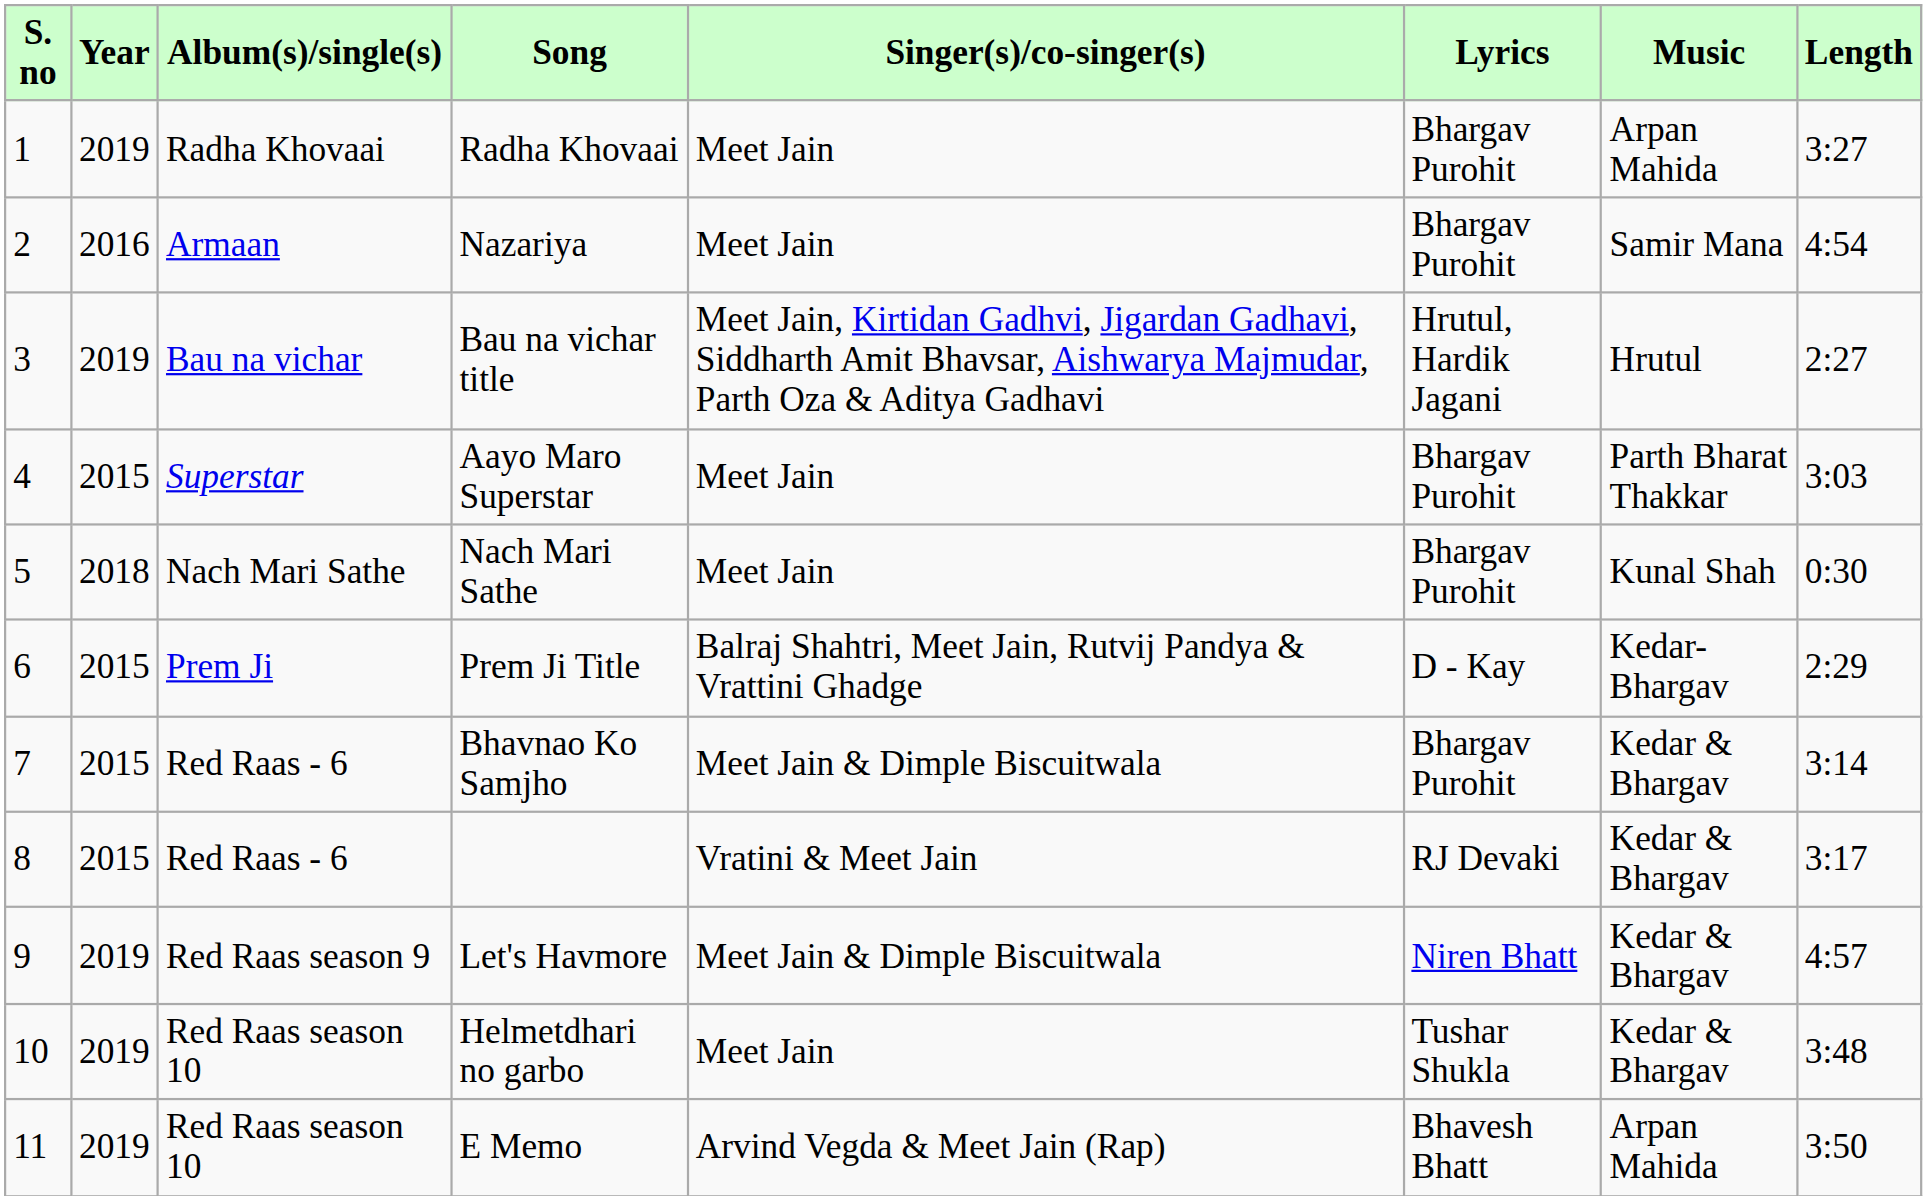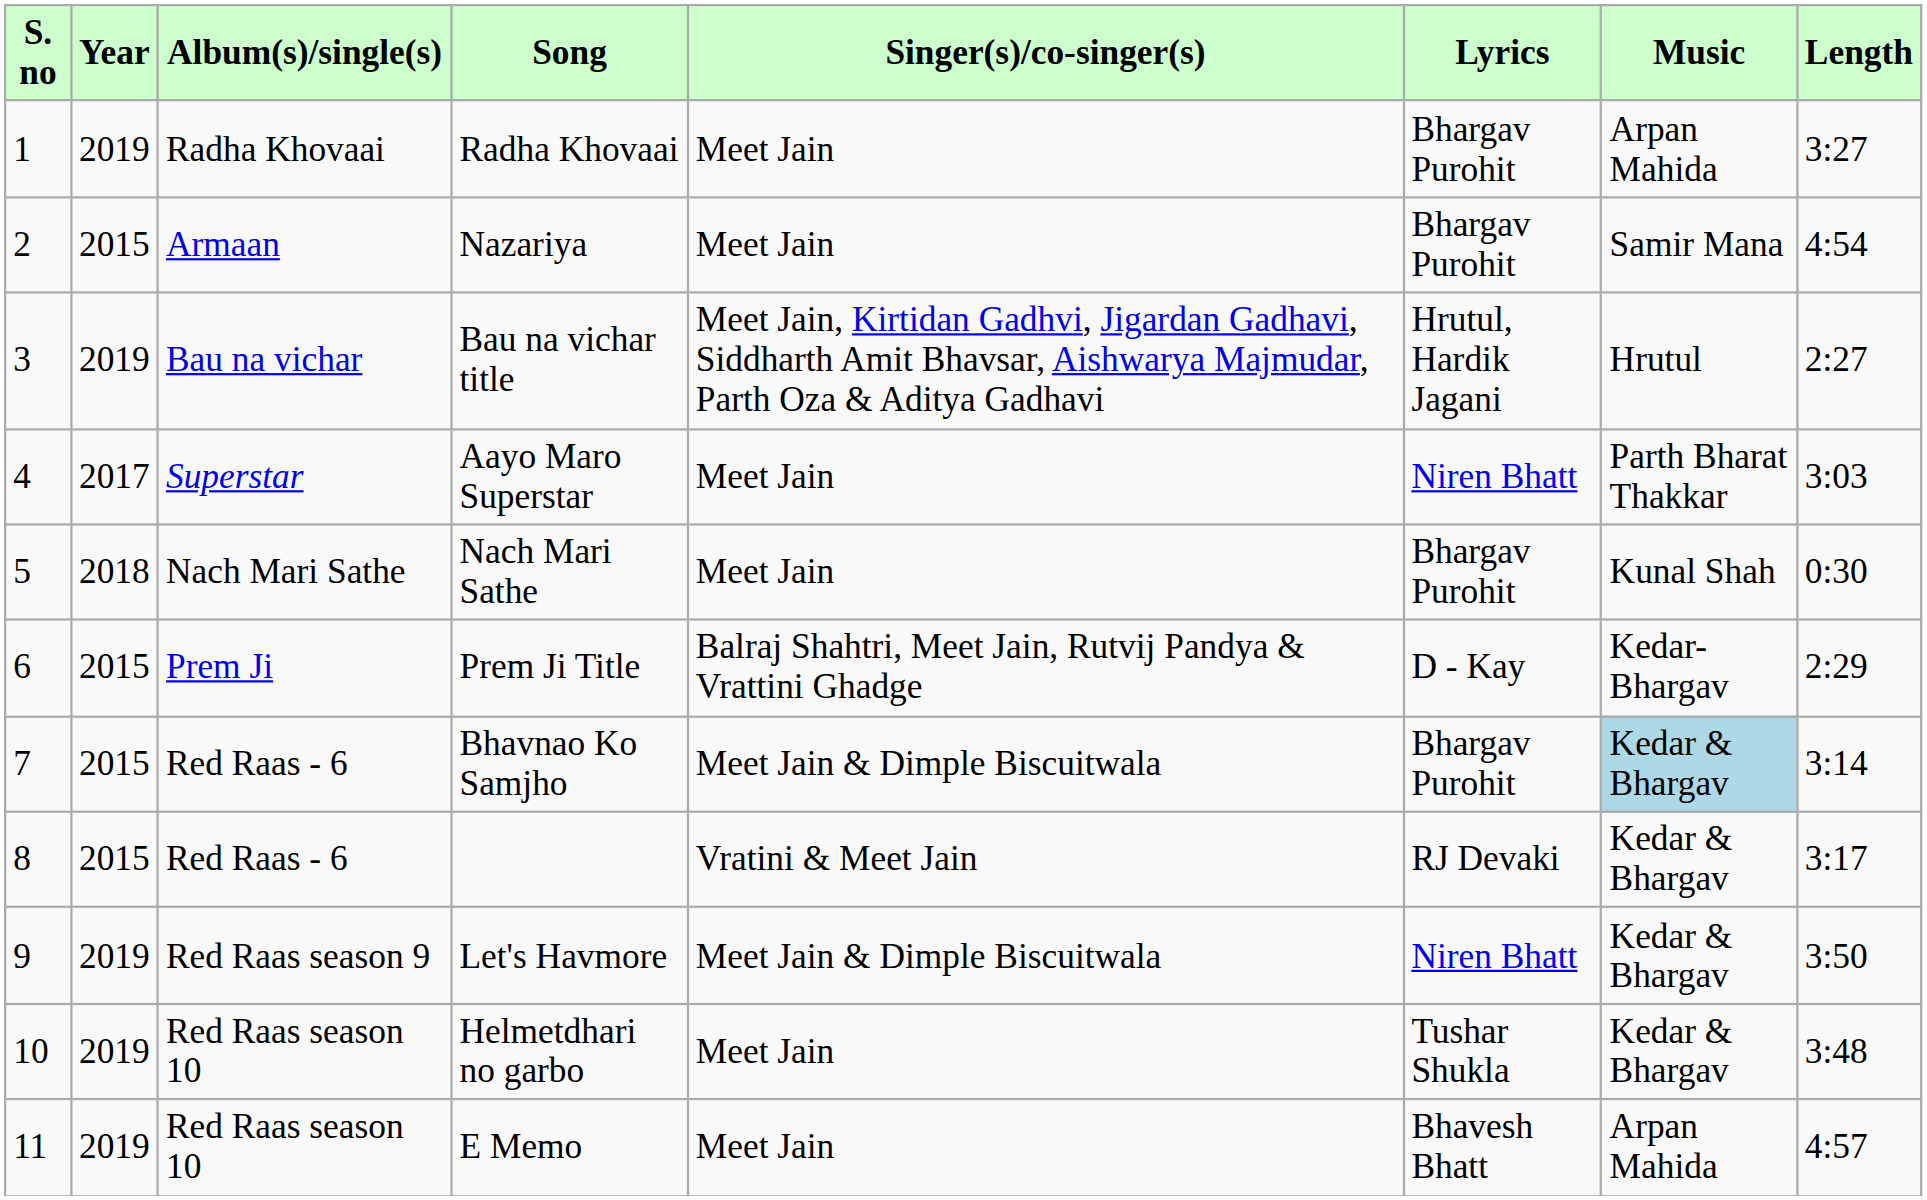(114, 244) 2016 -> (114, 244) 2015
(114, 475) 2015 -> (114, 475) 2017
(1471, 475) Bhargav Purohit -> (1494, 475) Niren Bhatt
(1671, 763) no background -> (1671, 763) lightblue background
(1836, 954) 4:57 -> (1836, 954) 3:50
(931, 1146) Arvind Vegda & Meet Jain (Rap) -> (765, 1146) Meet Jain
(1836, 1146) 3:50 -> (1836, 1146) 4:57
